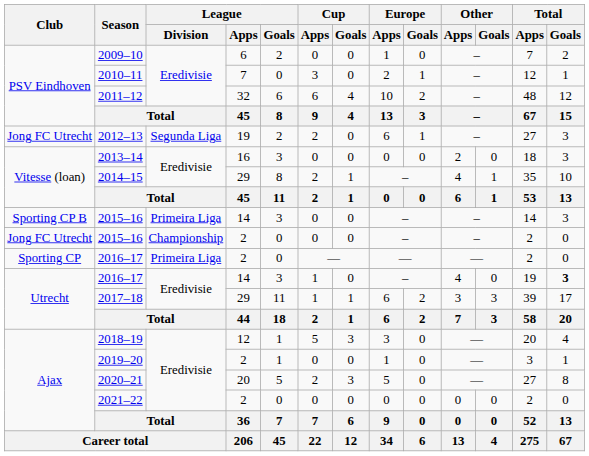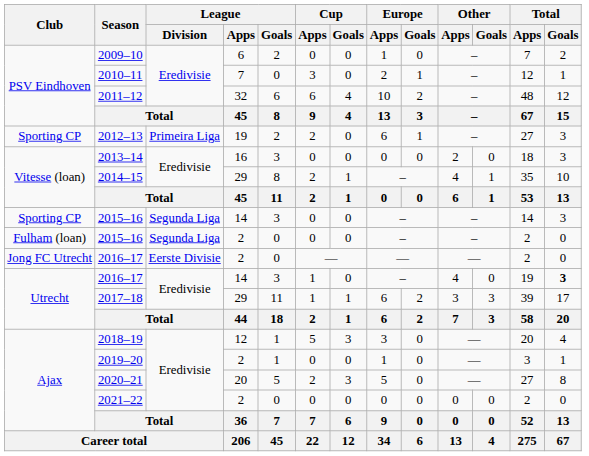(50, 136) Jong FC Utrecht -> (50, 136) Sporting CP
(186, 136) Segunda Liga -> (185, 136) Primeira Liga
(50, 217) Sporting CP B -> (50, 217) Sporting CP
(186, 217) Primeira Liga -> (185, 217) Segunda Liga
(50, 237) Jong FC Utrecht -> (50, 237) Fulham (loan)
(186, 237) Championship -> (185, 237) Segunda Liga
(50, 258) Sporting CP -> (50, 258) Jong FC Utrecht
(186, 258) Primeira Liga -> (185, 258) Eerste Divisie
